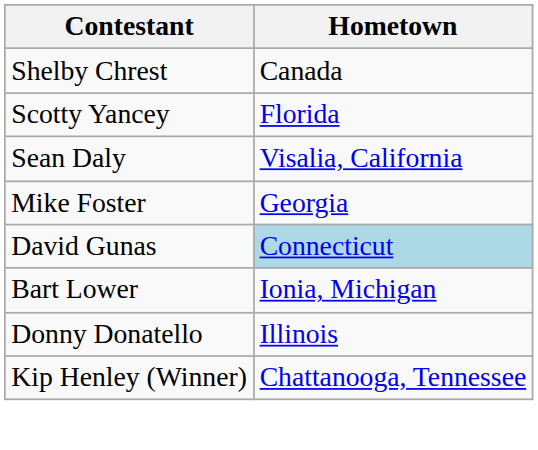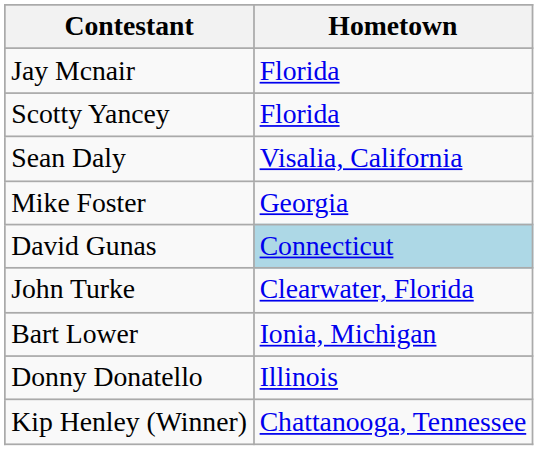+ row: (73, 70)
- row: (89, 70)
+ row: (73, 289)
